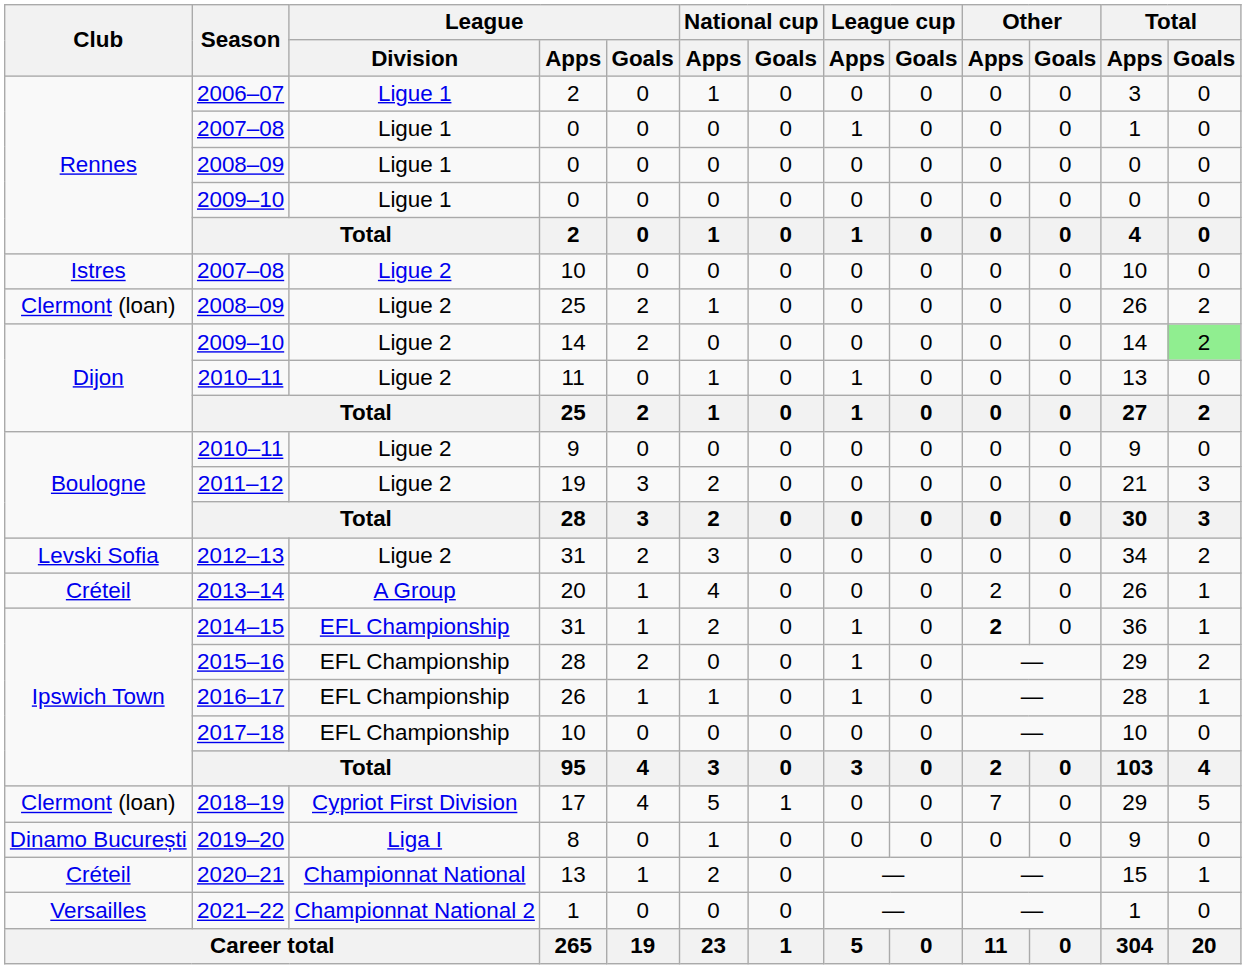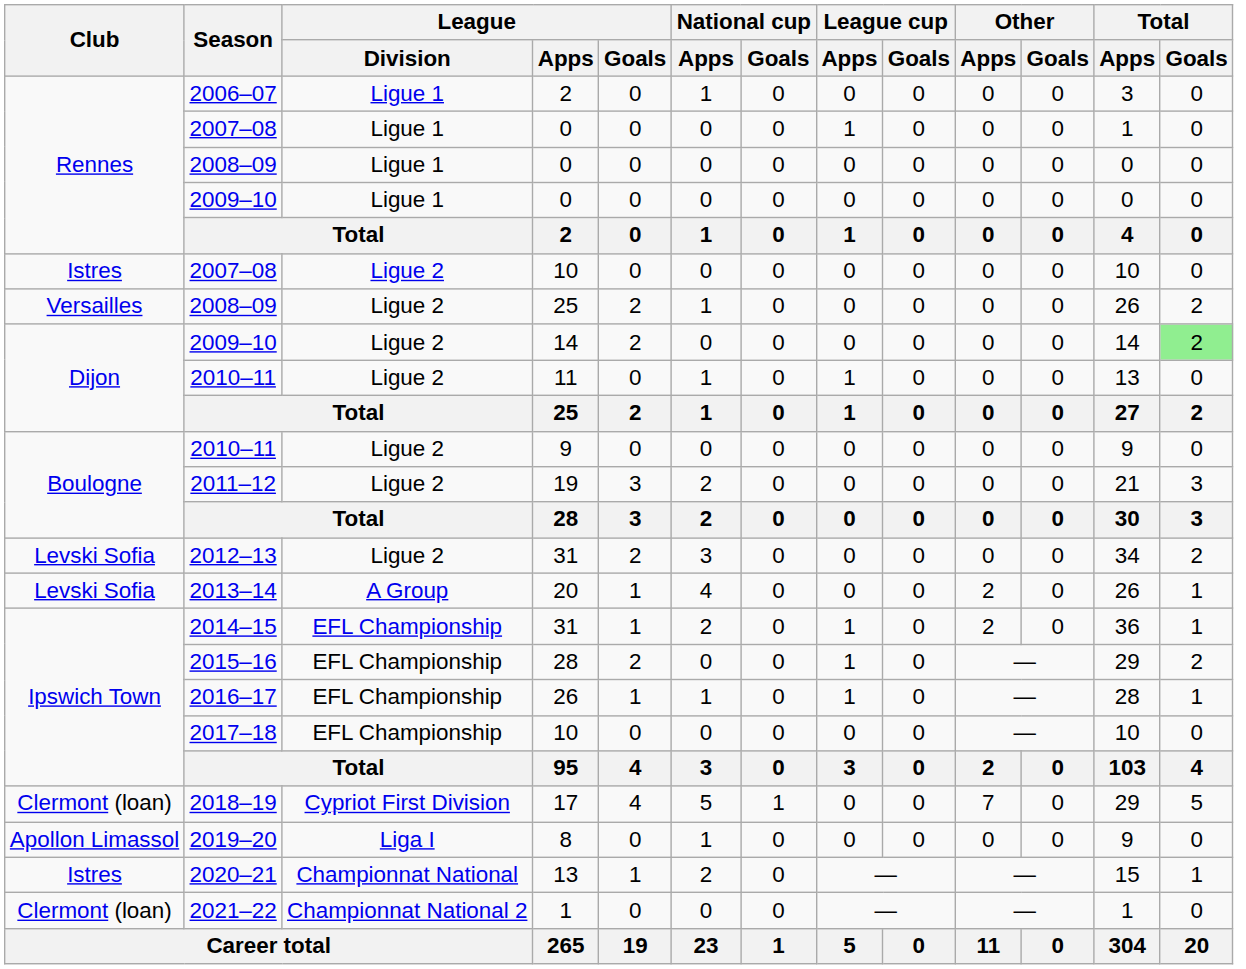(98, 306) Clermont (loan) -> (95, 306) Versailles
(98, 590) Créteil -> (95, 590) Levski Sofia
(996, 626) bold -> (988, 626) normal
(98, 839) Dinamo București -> (95, 839) Apollon Limassol
(98, 874) Créteil -> (95, 874) Istres
(98, 910) Versailles -> (95, 910) Clermont (loan)
